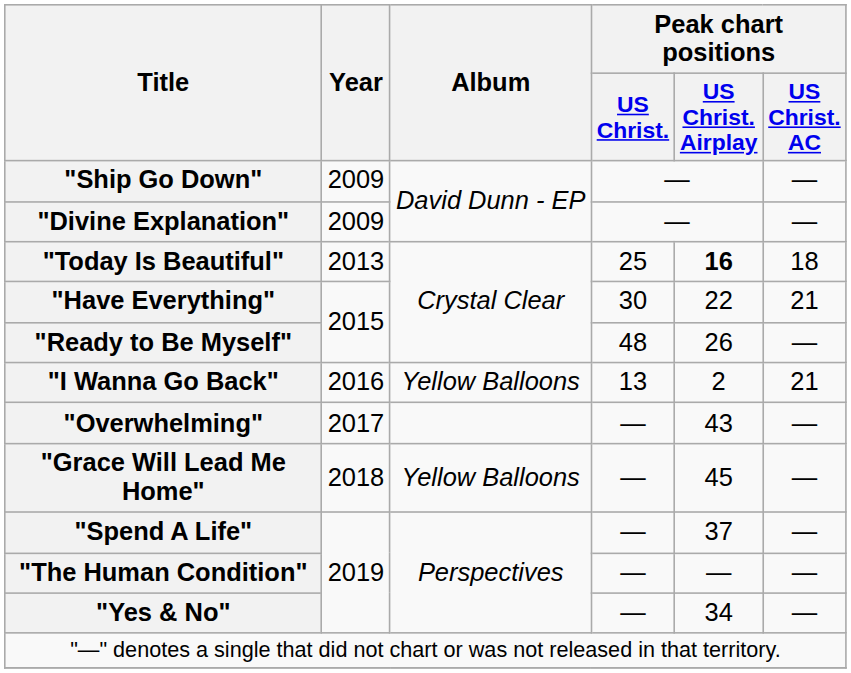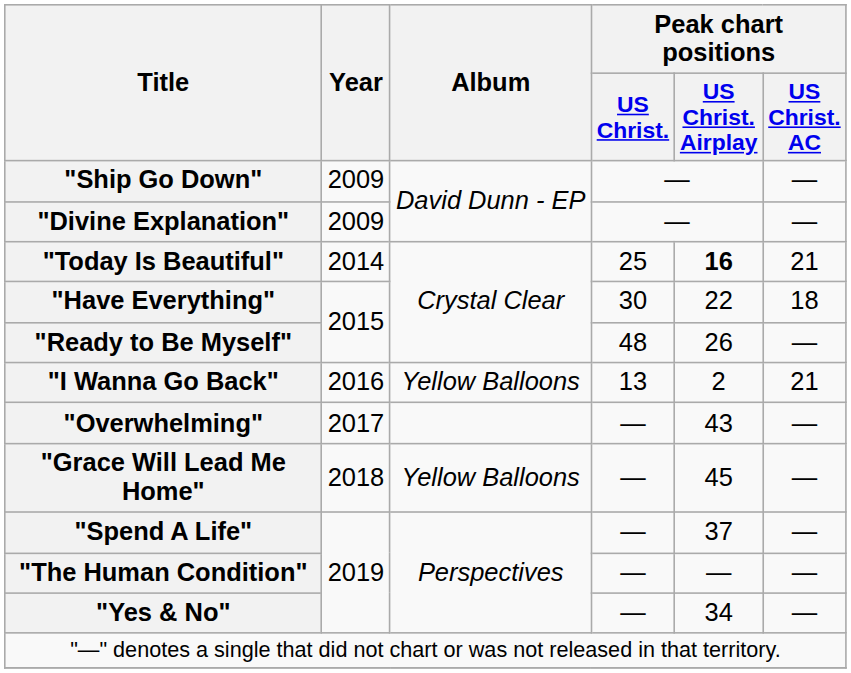(356, 261) 2013 -> (356, 261) 2014
(804, 261) 18 -> (804, 261) 21
(804, 301) 21 -> (804, 301) 18
